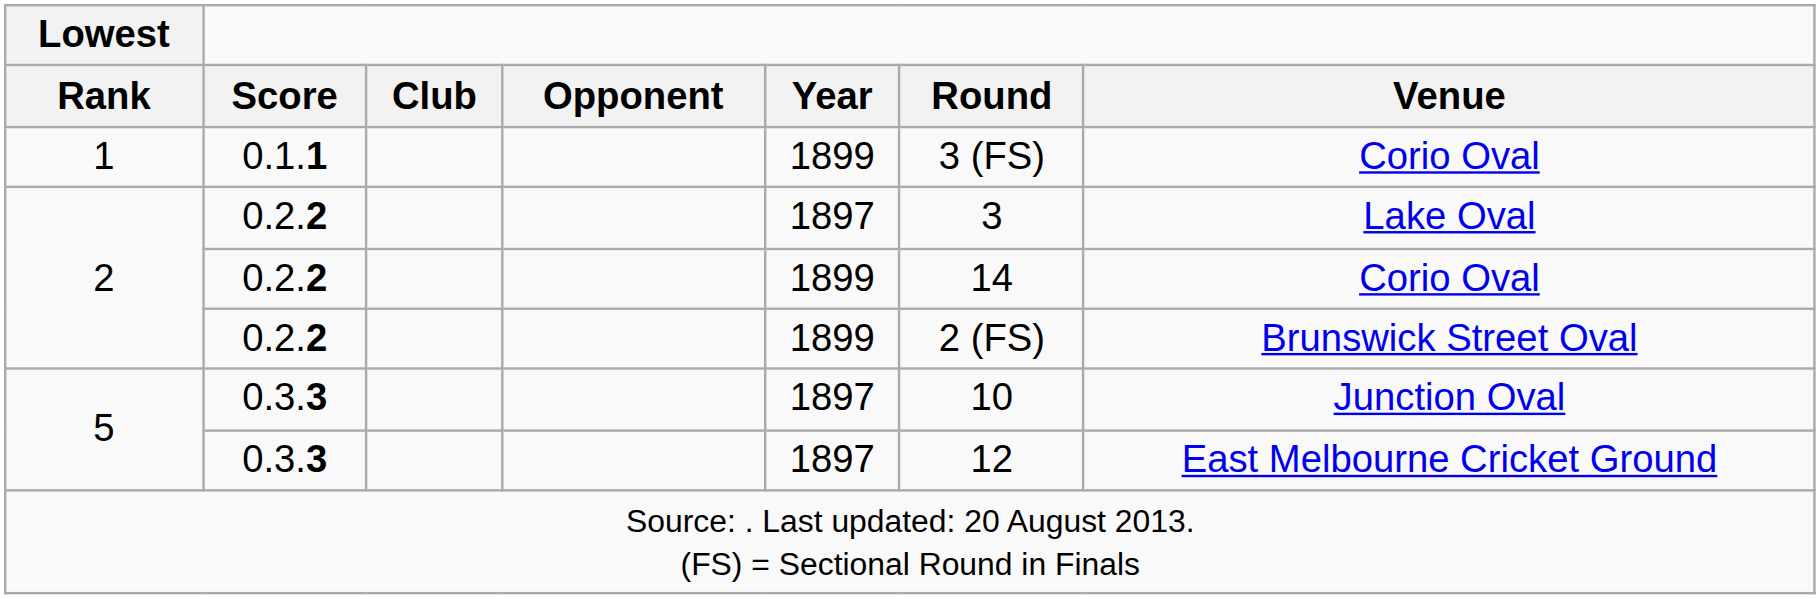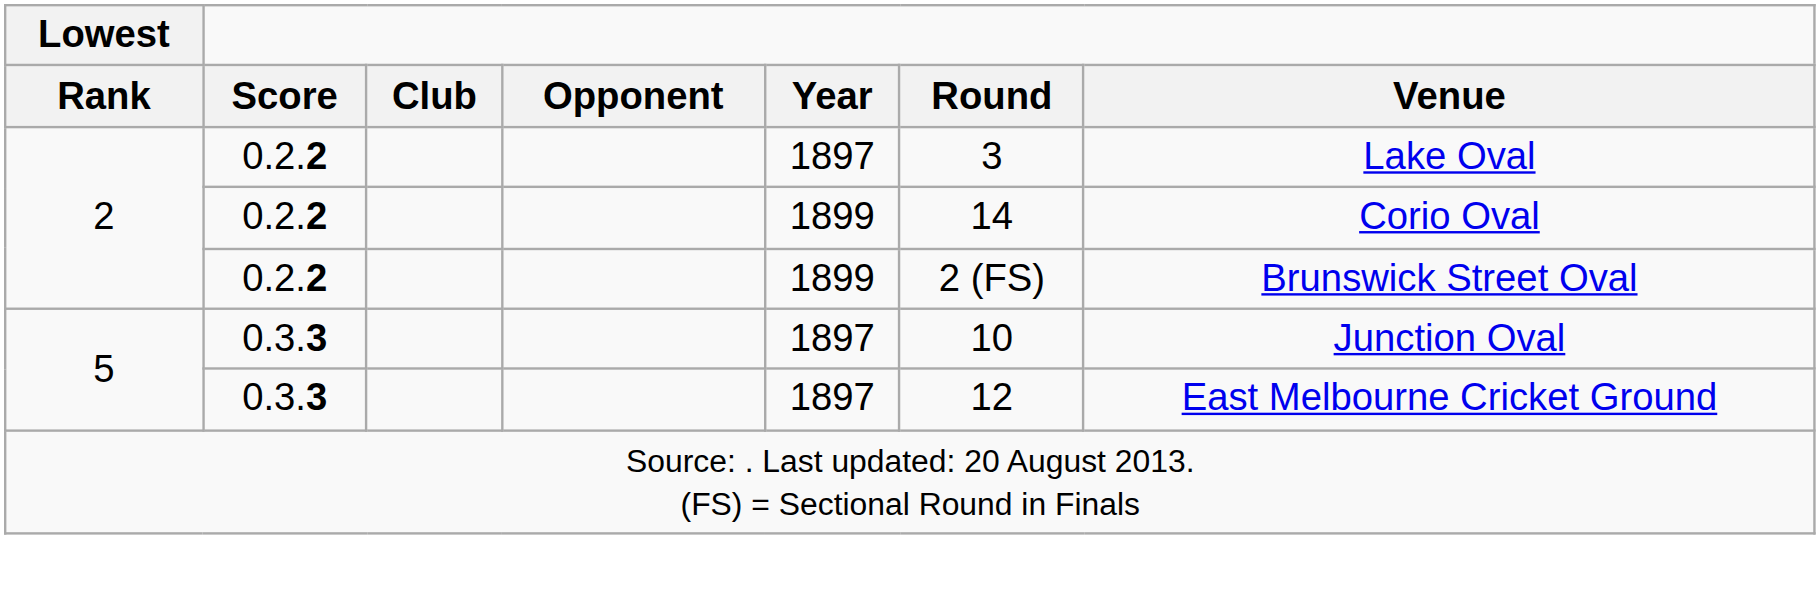- row: (104, 156)
